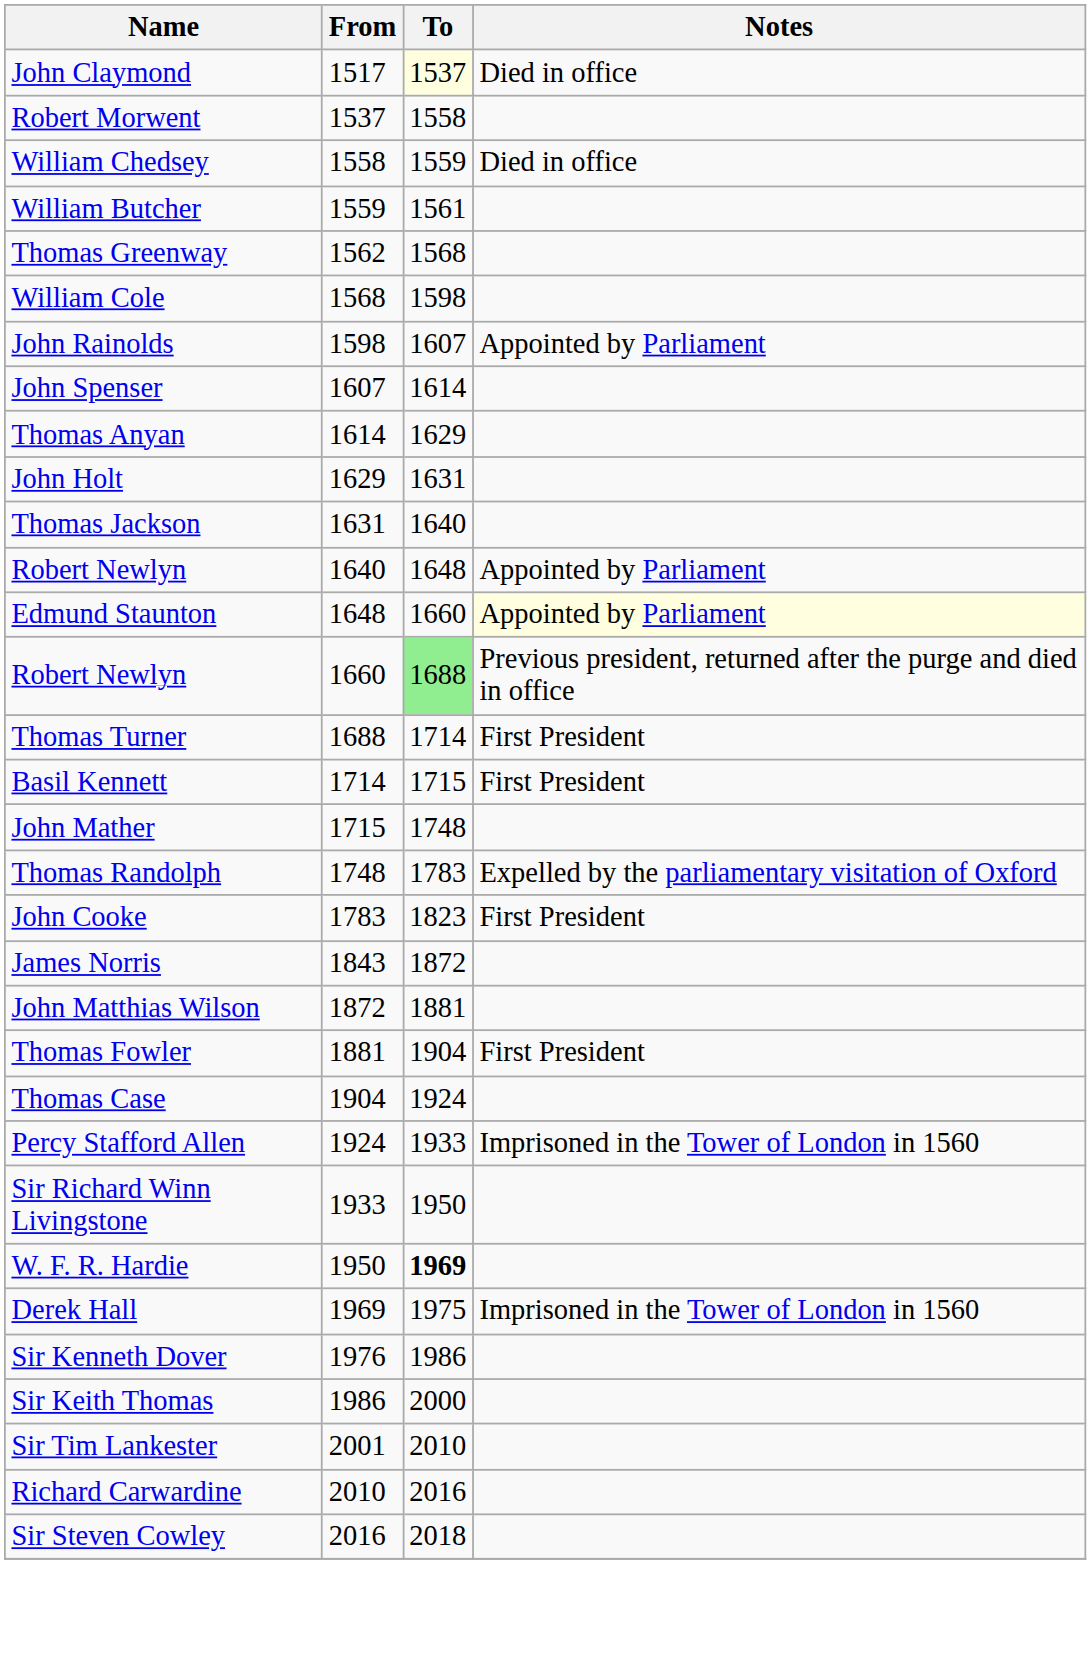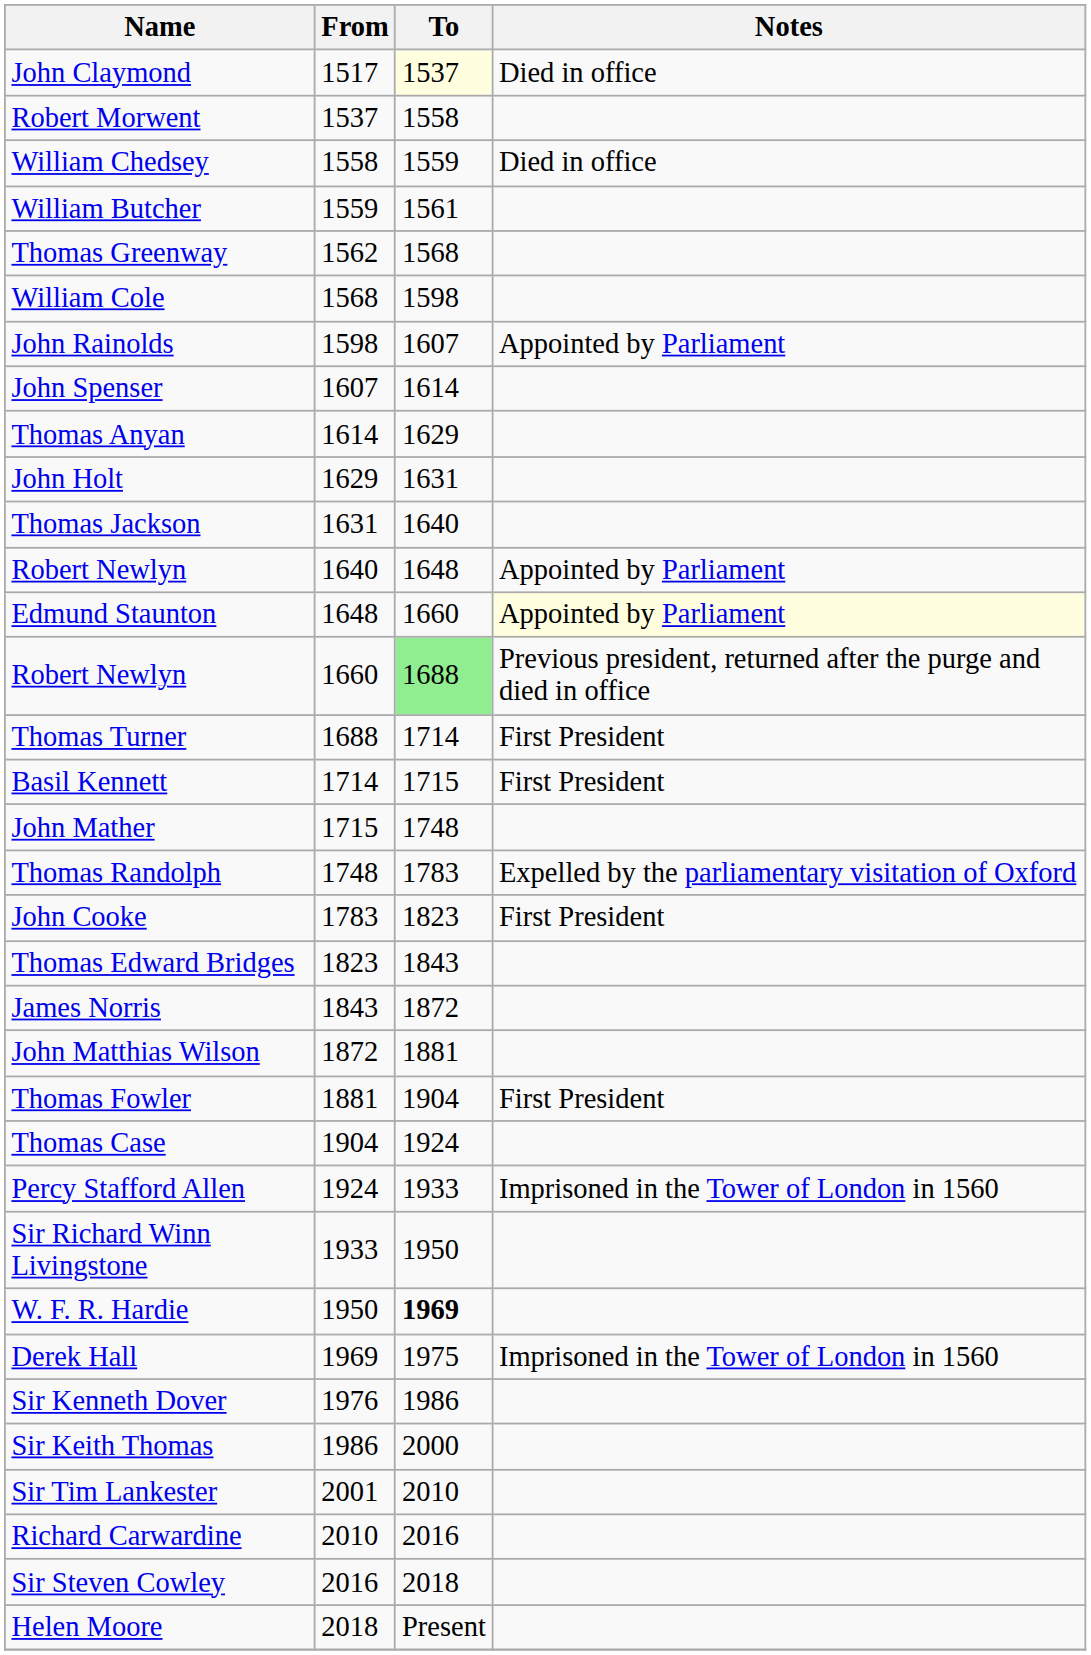+ row: (153, 962)
+ row: (87, 1626)
